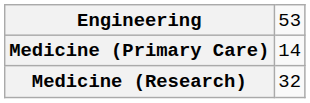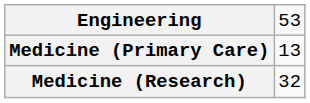(290, 51) 14 -> (290, 51) 13
